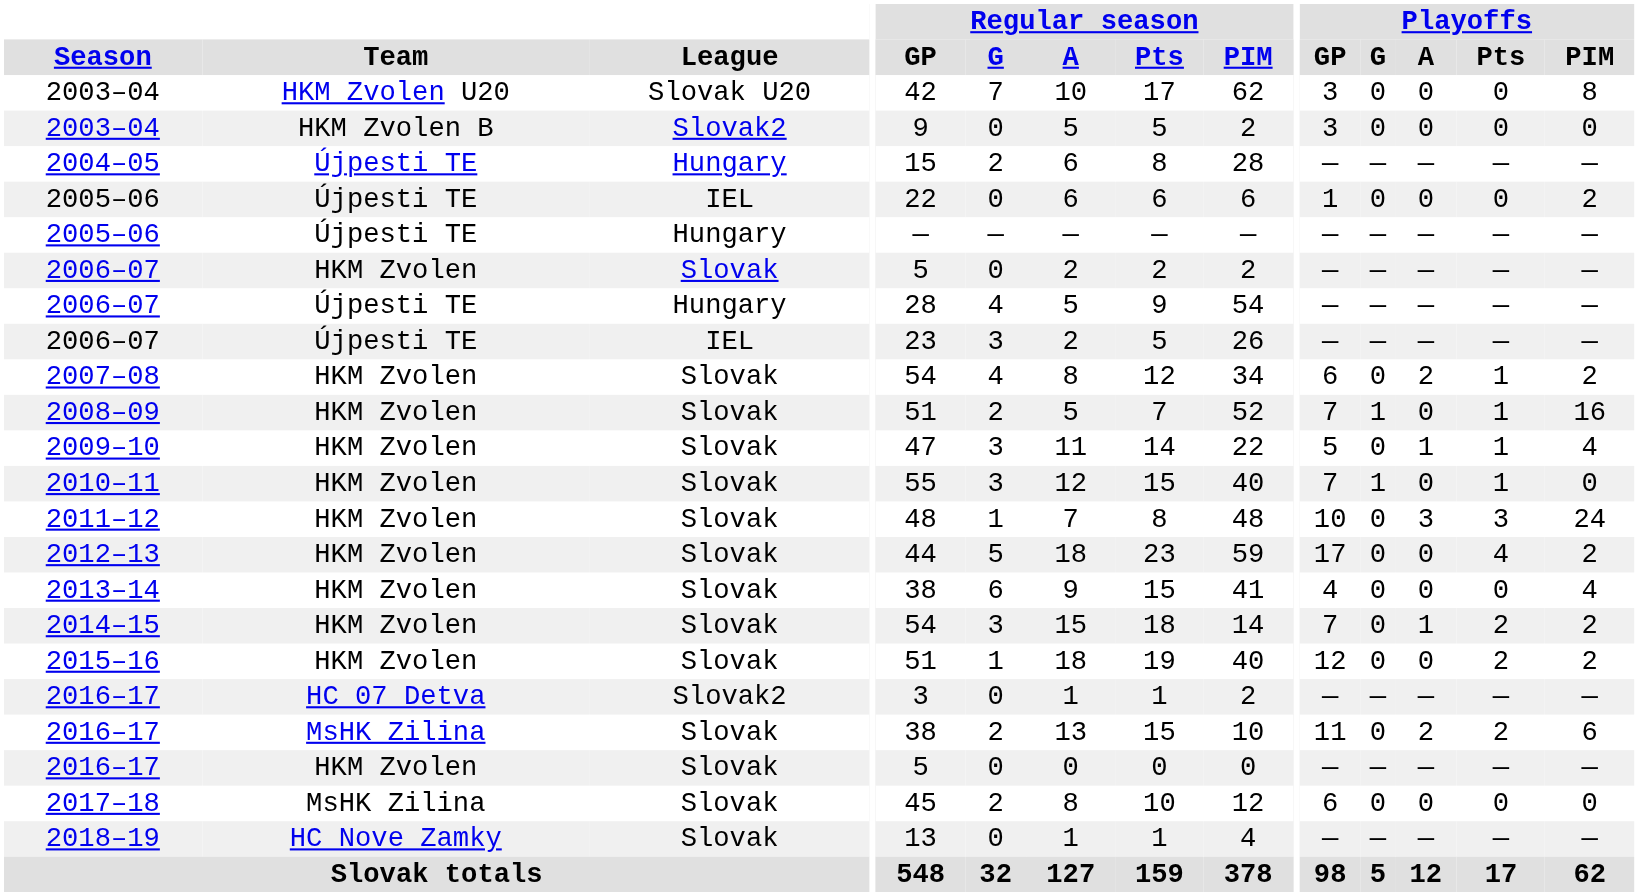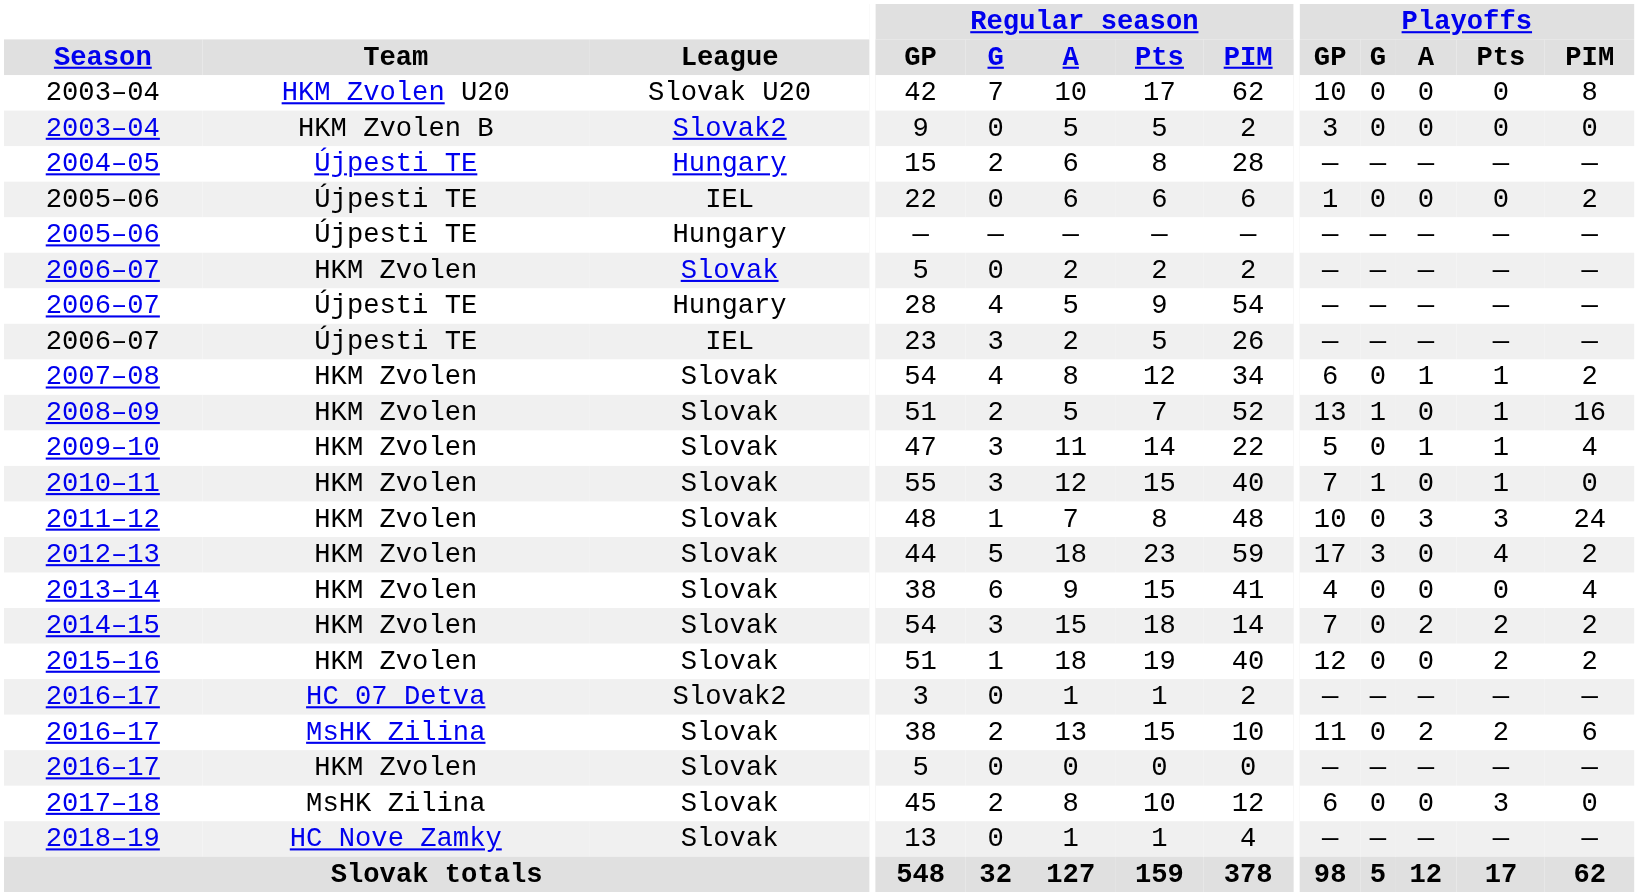(1330, 93) 3 -> (1330, 93) 10
(1426, 377) 2 -> (1426, 377) 1
(1330, 413) 7 -> (1330, 413) 13
(1378, 555) 0 -> (1378, 555) 3
(1426, 626) 1 -> (1426, 626) 2
(1501, 803) 0 -> (1501, 803) 3
